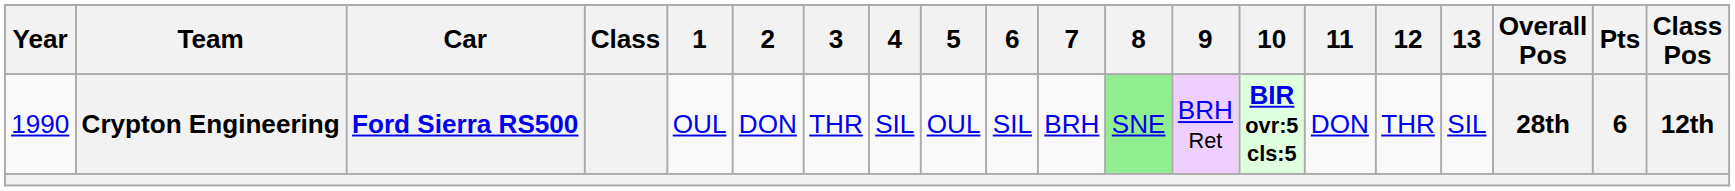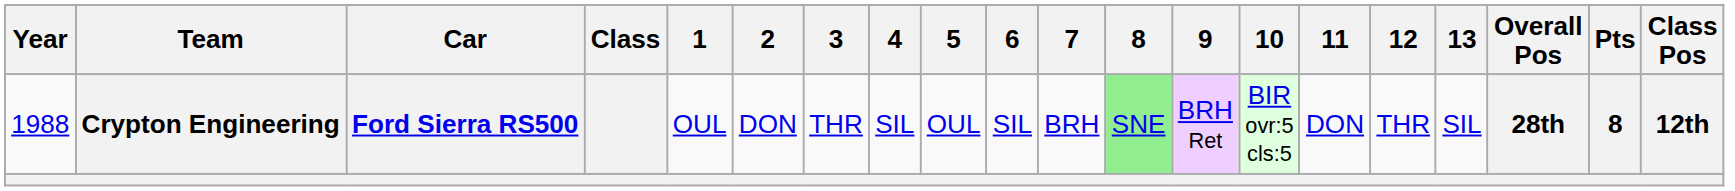(40, 124) 1990 -> (40, 124) 1988
(1272, 124) bold -> (1269, 123) normal
(1620, 124) 6 -> (1615, 124) 8
